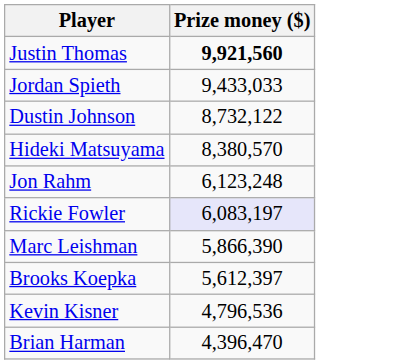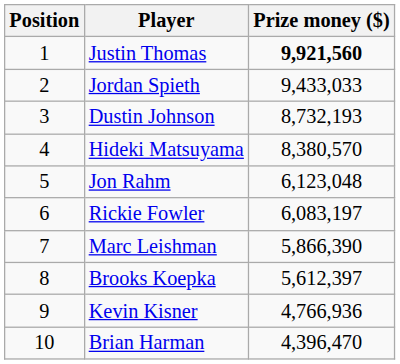+ column: (44, 20)
(242, 117) 8,732,122 -> (322, 117) 8,732,193
(242, 181) 6,123,248 -> (322, 181) 6,123,048
(242, 213) lavender background -> (322, 213) no background
(242, 310) 4,796,536 -> (322, 310) 4,766,936
